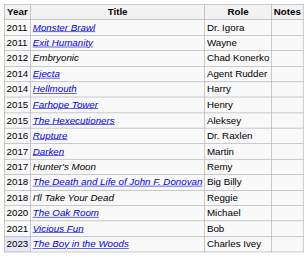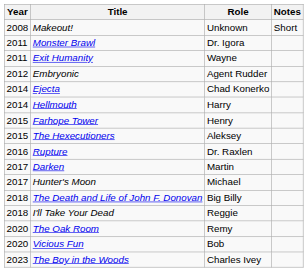+ row: (53, 27)
(238, 58) Chad Konerko -> (237, 74) Agent Rudder
(237, 74) Agent Rudder -> (238, 89) Chad Konerko
(220, 167) Remy -> (224, 182) Michael
(224, 213) Michael -> (220, 228) Remy
(17, 228) 2021 -> (17, 244) 2020
(17, 244) lavender background -> (17, 259) no background
